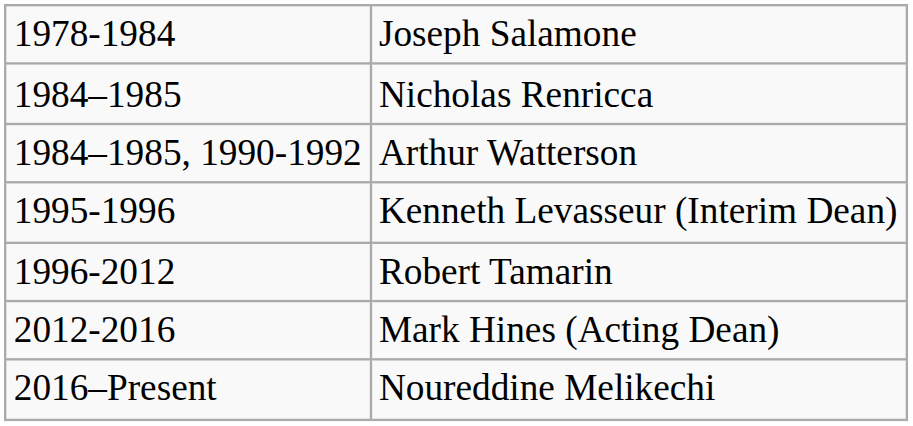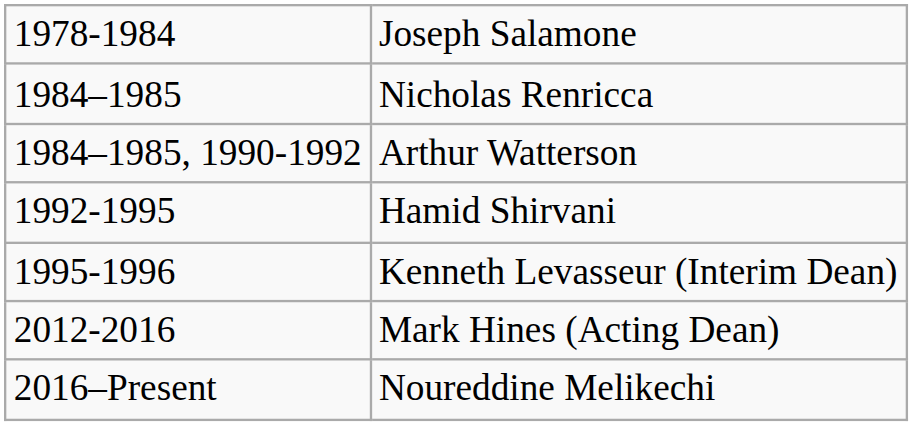+ row: (497, 211)
- row: (496, 270)
